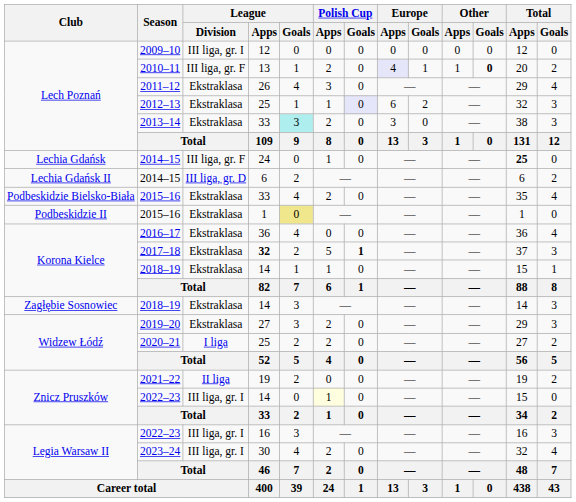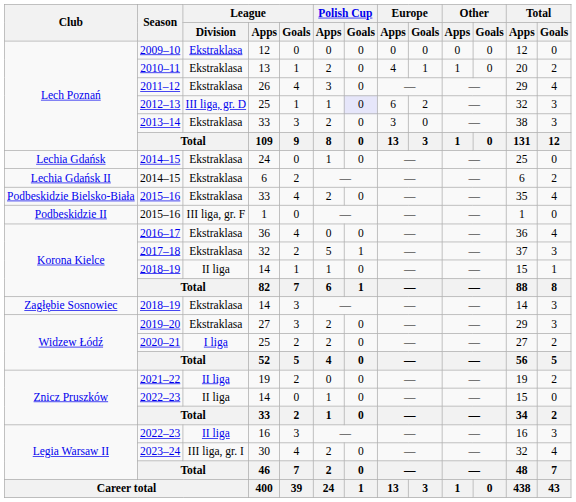(216, 50) III liga, gr. I -> (216, 50) Ekstraklasa
(216, 68) III liga, gr. F -> (216, 68) Ekstraklasa
(393, 68) lavender background -> (393, 68) no background
(490, 68) bold -> (490, 68) normal
(216, 104) Ekstraklasa -> (216, 104) III liga, gr. D
(296, 123) paleturquoise background -> (296, 123) no background
(216, 159) III liga, gr. F -> (216, 159) Ekstraklasa
(522, 159) bold -> (522, 159) normal
(216, 178) III liga, gr. D -> (216, 178) Ekstraklasa
(216, 214) Ekstraklasa -> (216, 214) III liga, gr. F
(296, 214) khaki background -> (296, 214) no background
(264, 251) bold -> (264, 251) normal
(361, 251) bold -> (361, 251) normal
(216, 269) Ekstraklasa -> (216, 269) II liga
(216, 397) III liga, gr. I -> (216, 397) II liga
(329, 397) lightyellow background -> (329, 397) no background
(216, 433) III liga, gr. I -> (216, 433) II liga
